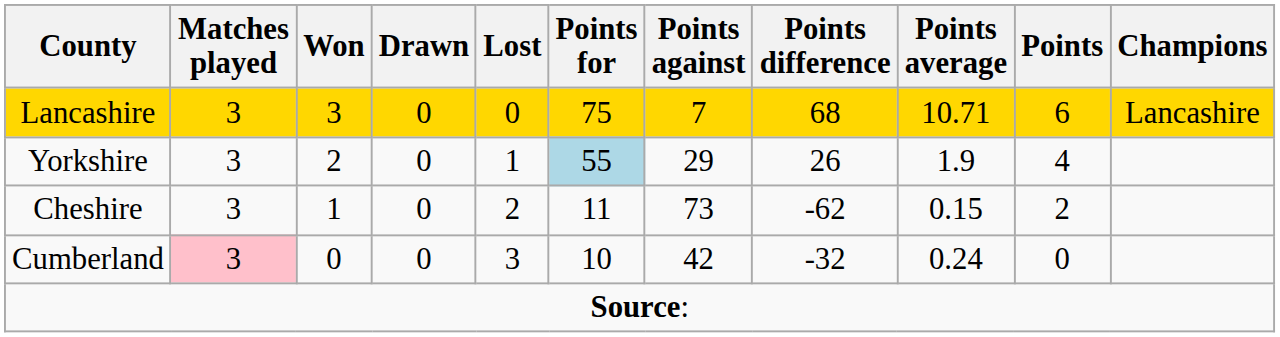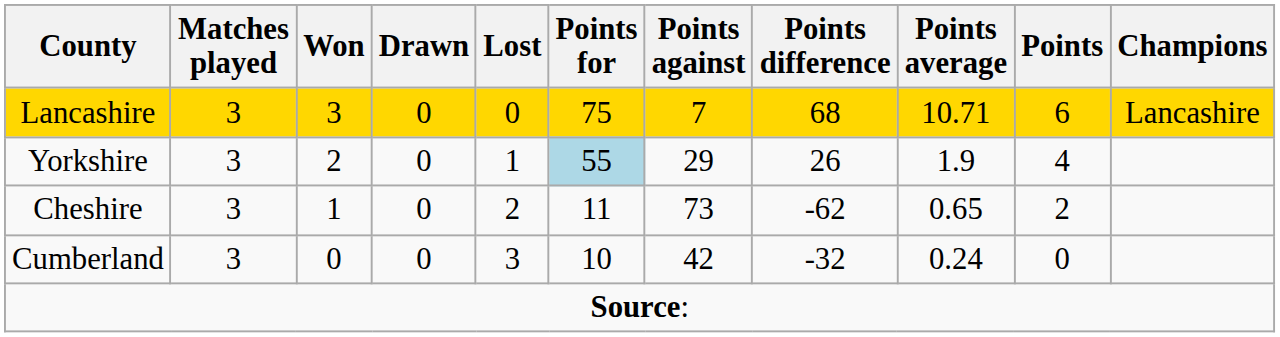(956, 209) 0.15 -> (956, 209) 0.65
(233, 258) pink background -> (233, 258) no background
